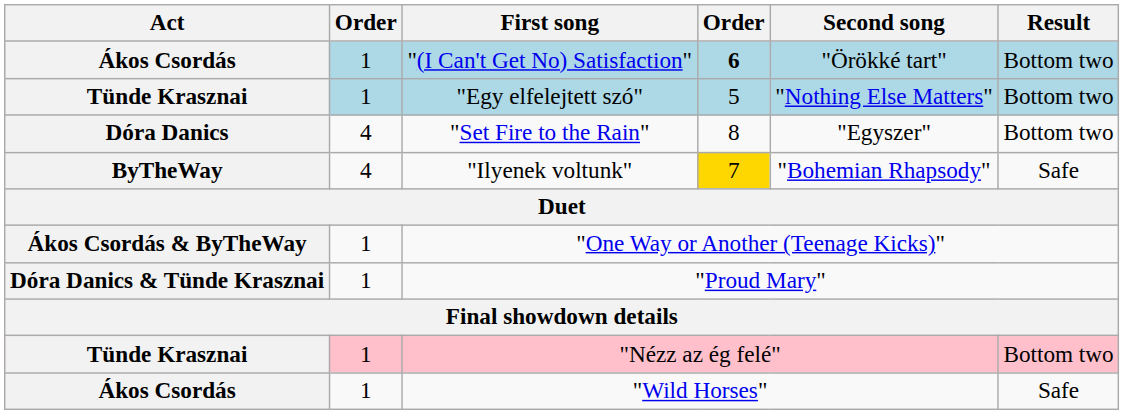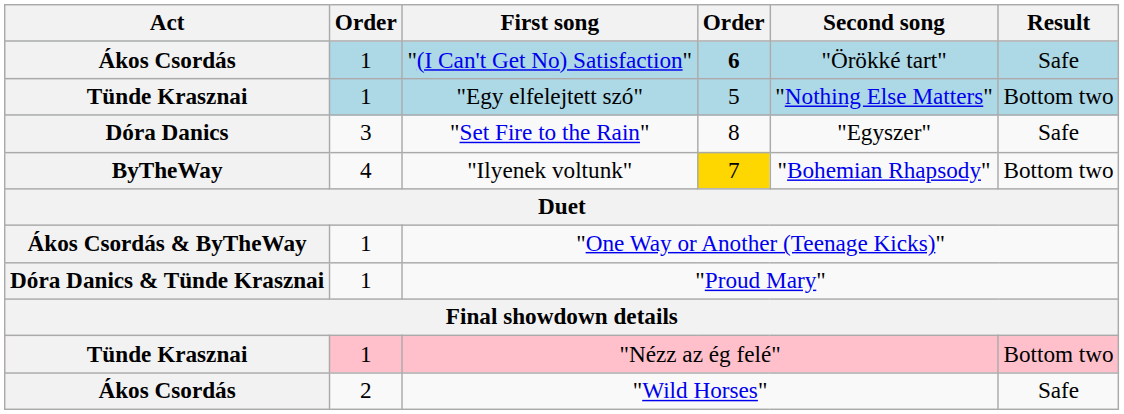(1059, 59) Bottom two -> (1059, 59) Safe
(366, 133) 4 -> (366, 133) 3
(1059, 133) Bottom two -> (1059, 133) Safe
(1059, 170) Safe -> (1059, 170) Bottom two
(366, 390) 1 -> (366, 390) 2
